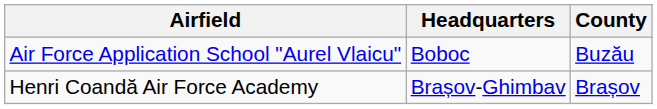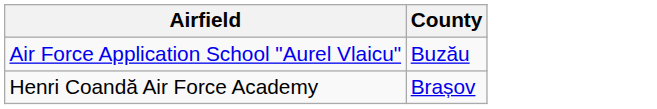- column: (488, 20)
